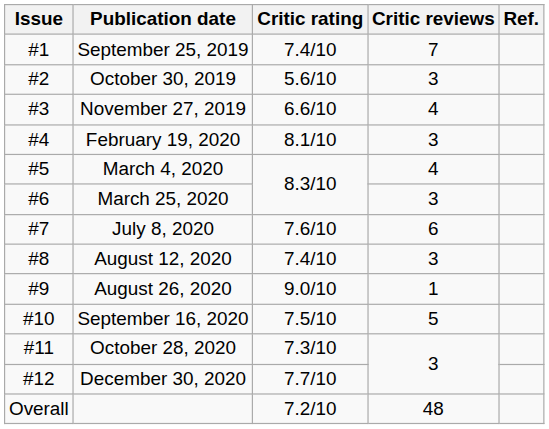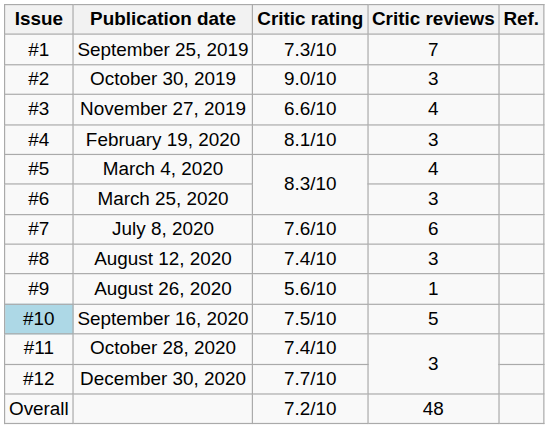(310, 49) 7.4/10 -> (310, 49) 7.3/10
(310, 79) 5.6/10 -> (310, 79) 9.0/10
(310, 288) 9.0/10 -> (310, 288) 5.6/10
(39, 318) no background -> (39, 318) lightblue background
(310, 348) 7.3/10 -> (310, 348) 7.4/10
